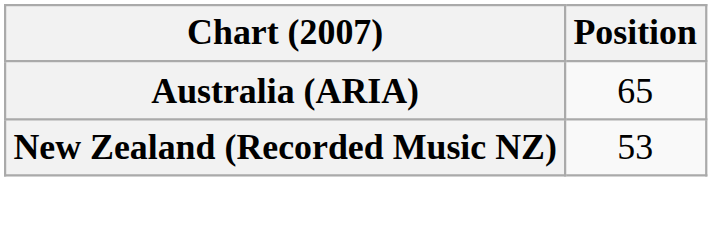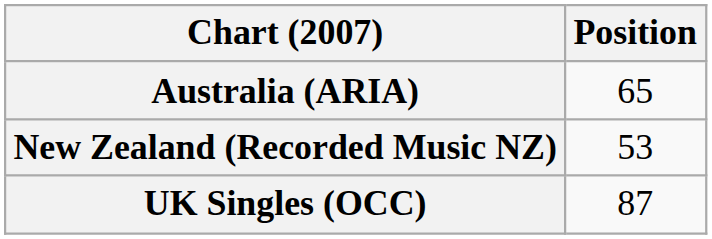+ row: (285, 203)
